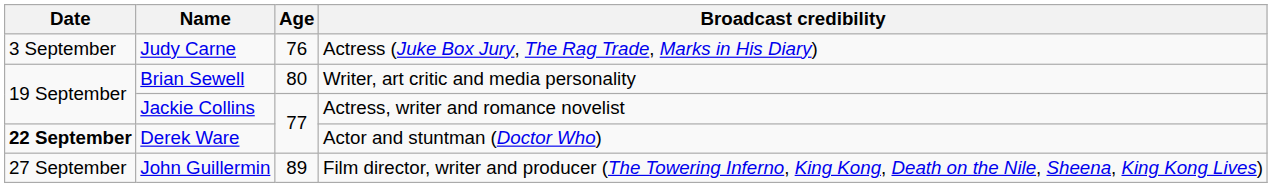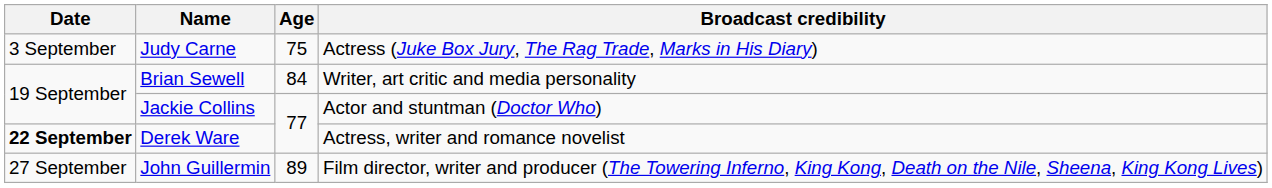(297, 49) 76 -> (297, 49) 75
(297, 78) 80 -> (297, 78) 84
(474, 108) Actress, writer and romance novelist -> (462, 108) Actor and stuntman (Doctor Who)
(462, 138) Actor and stuntman (Doctor Who) -> (474, 138) Actress, writer and romance novelist
